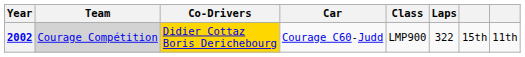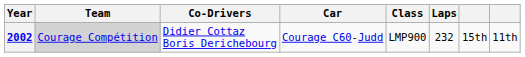(220, 37) gold background -> (220, 37) no background
(444, 37) 322 -> (444, 37) 232
